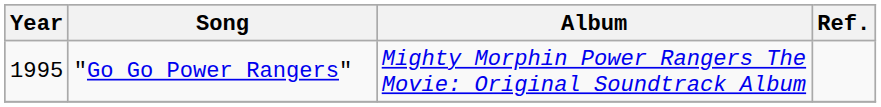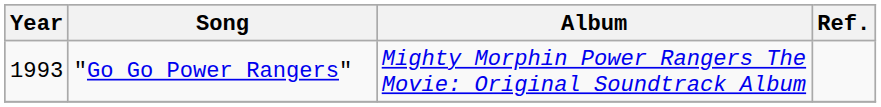(37, 72) 1995 -> (37, 72) 1993
